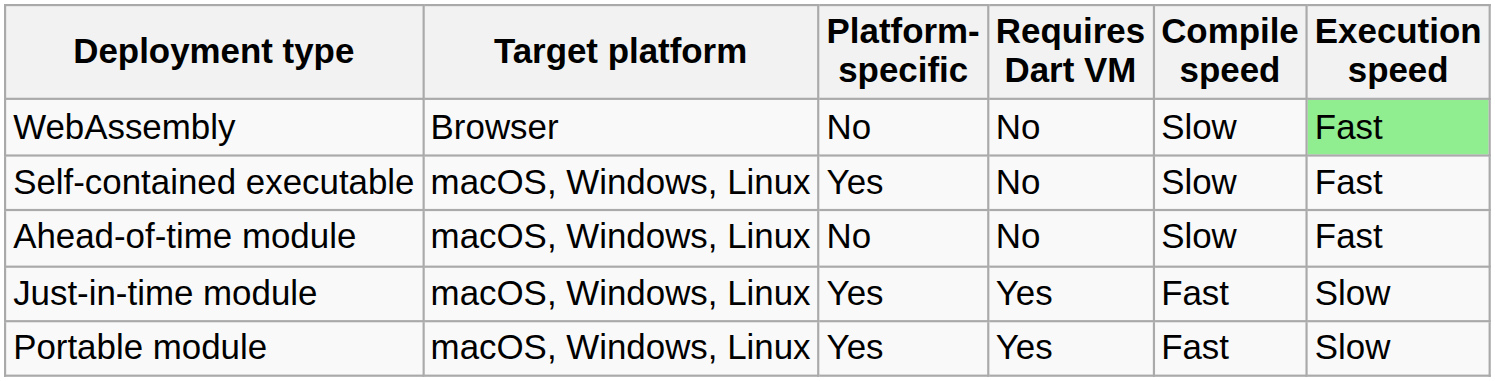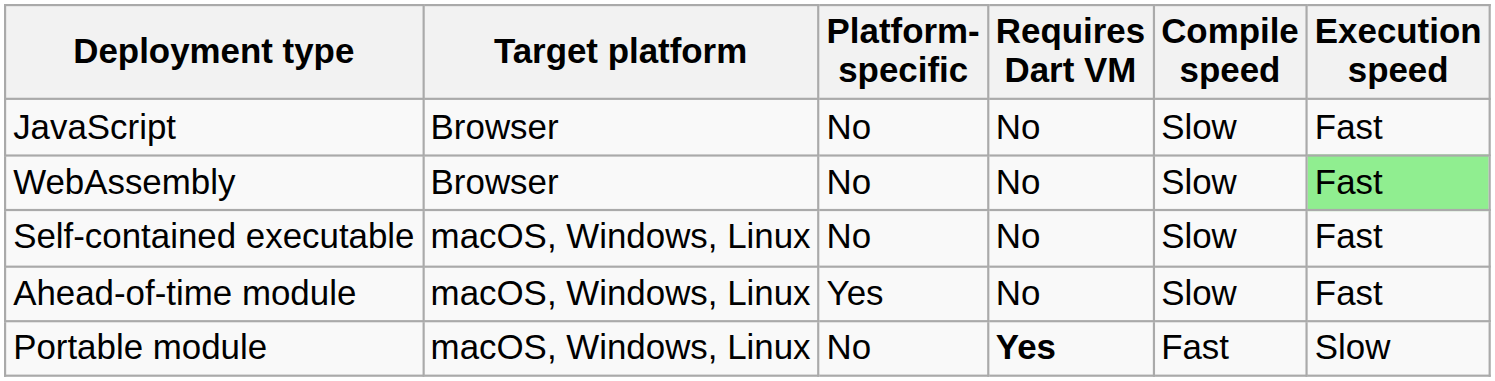+ row: (95, 126)
(855, 182) Yes -> (849, 237) No
(849, 237) No -> (855, 292) Yes
- row: (165, 292)
(855, 347) Yes -> (849, 347) No
(1024, 347) normal -> (1026, 347) bold
